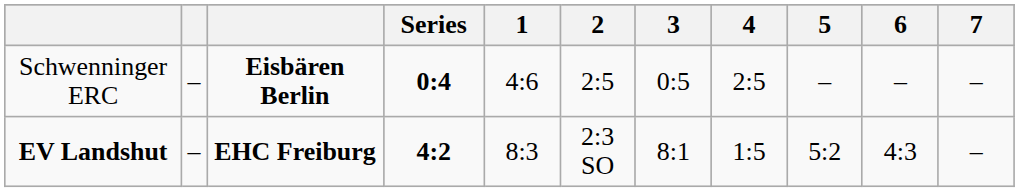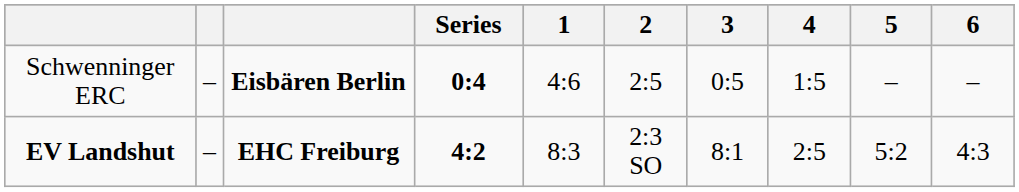- column: (976, 25)
(749, 80) 2:5 -> (809, 80) 1:5
(749, 151) 1:5 -> (809, 151) 2:5
